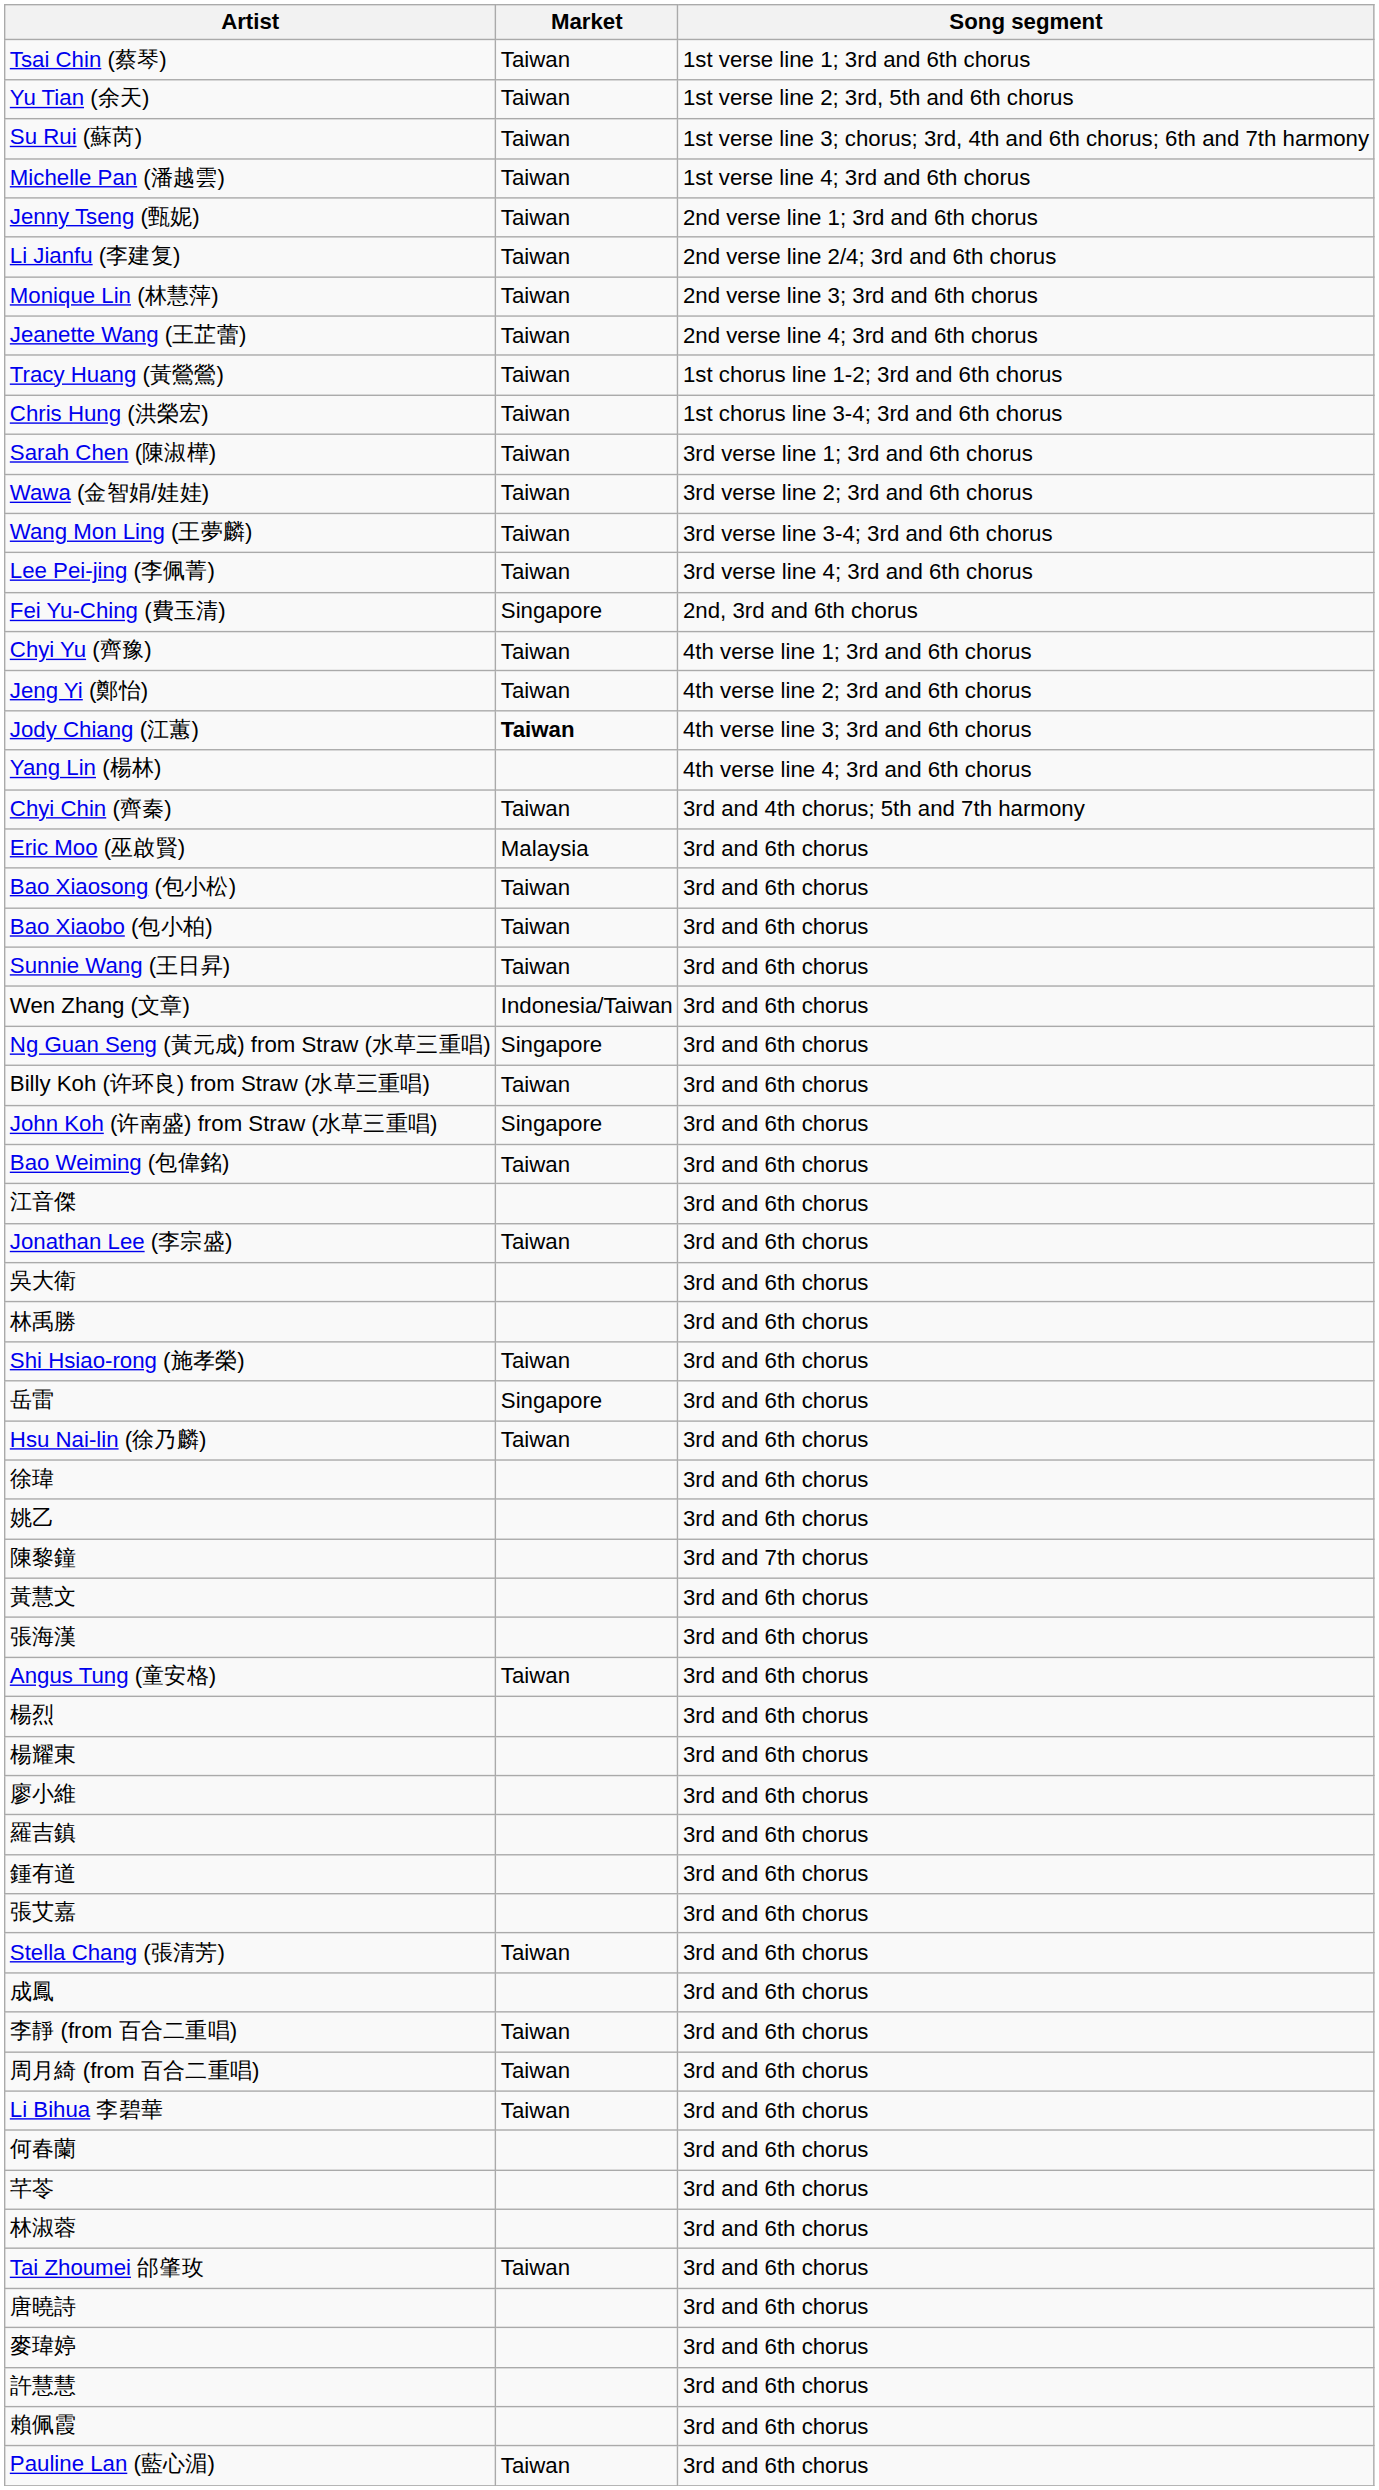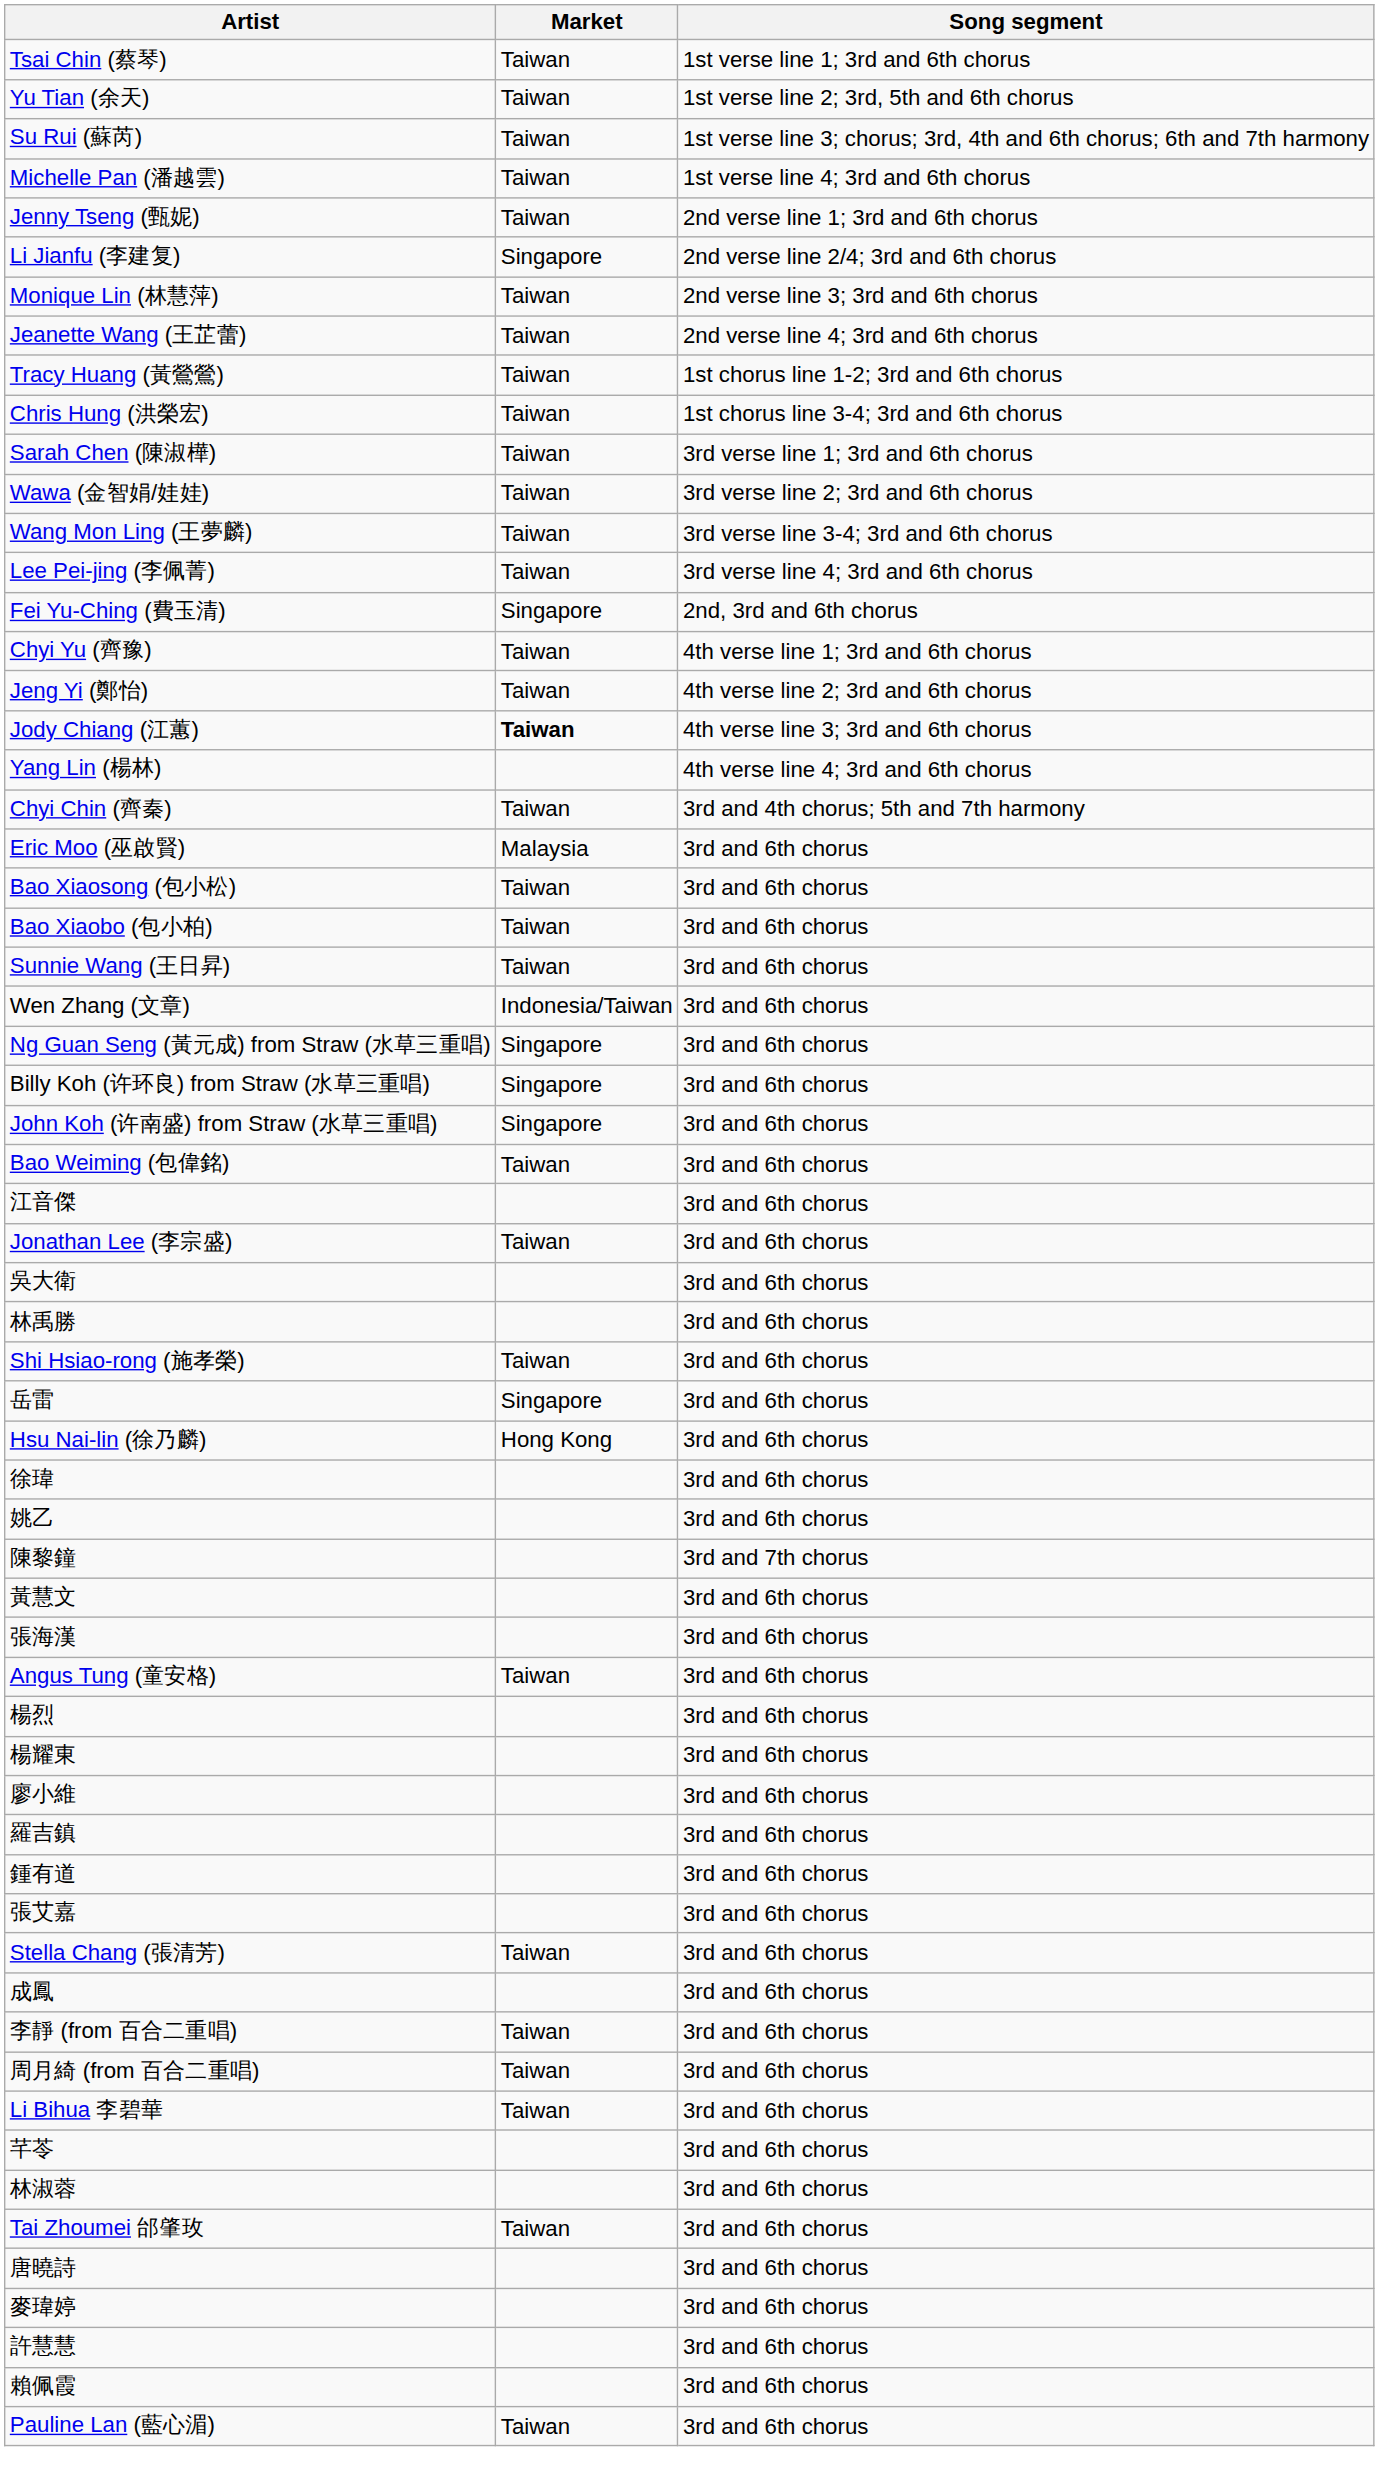(535, 256) Taiwan -> (552, 256) Singapore
(535, 1084) Taiwan -> (552, 1084) Singapore
(535, 1439) Taiwan -> (556, 1439) Hong Kong
- row: (43, 2149)
